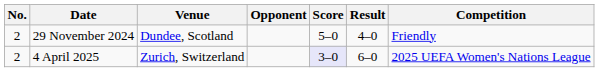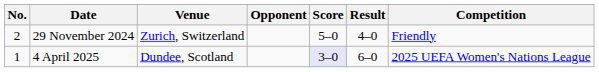(187, 35) Dundee, Scotland -> (192, 35) Zurich, Switzerland
(17, 56) 2 -> (17, 56) 1
(192, 56) Zurich, Switzerland -> (187, 56) Dundee, Scotland
